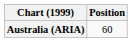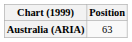(107, 29) 60 -> (107, 29) 63
